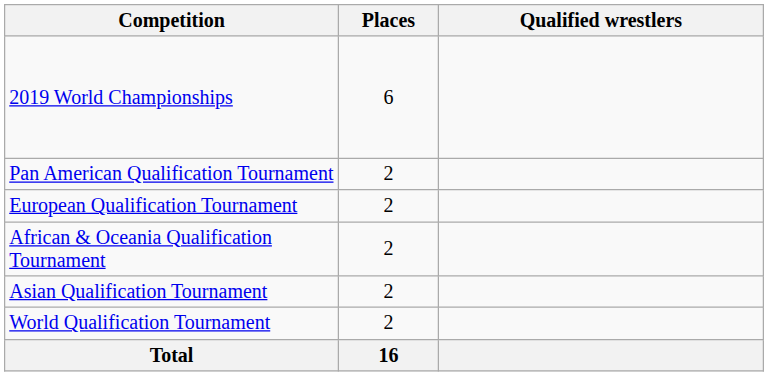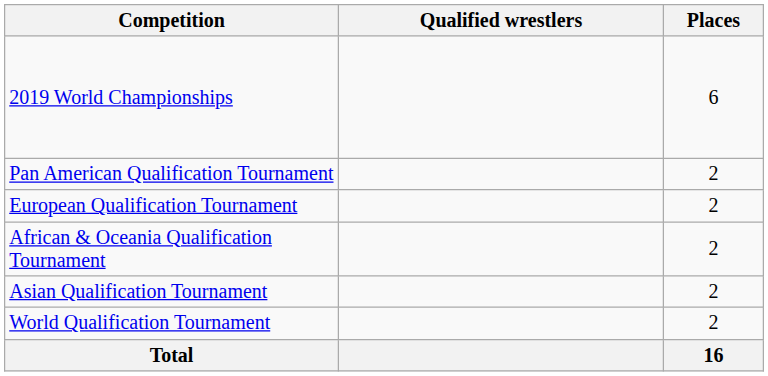columns swapped: (388, 20) <-> (601, 20)
